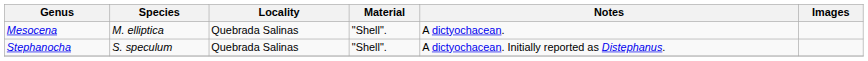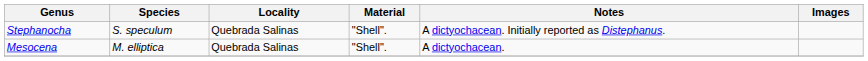rows swapped: (32, 30) <-> (39, 47)
